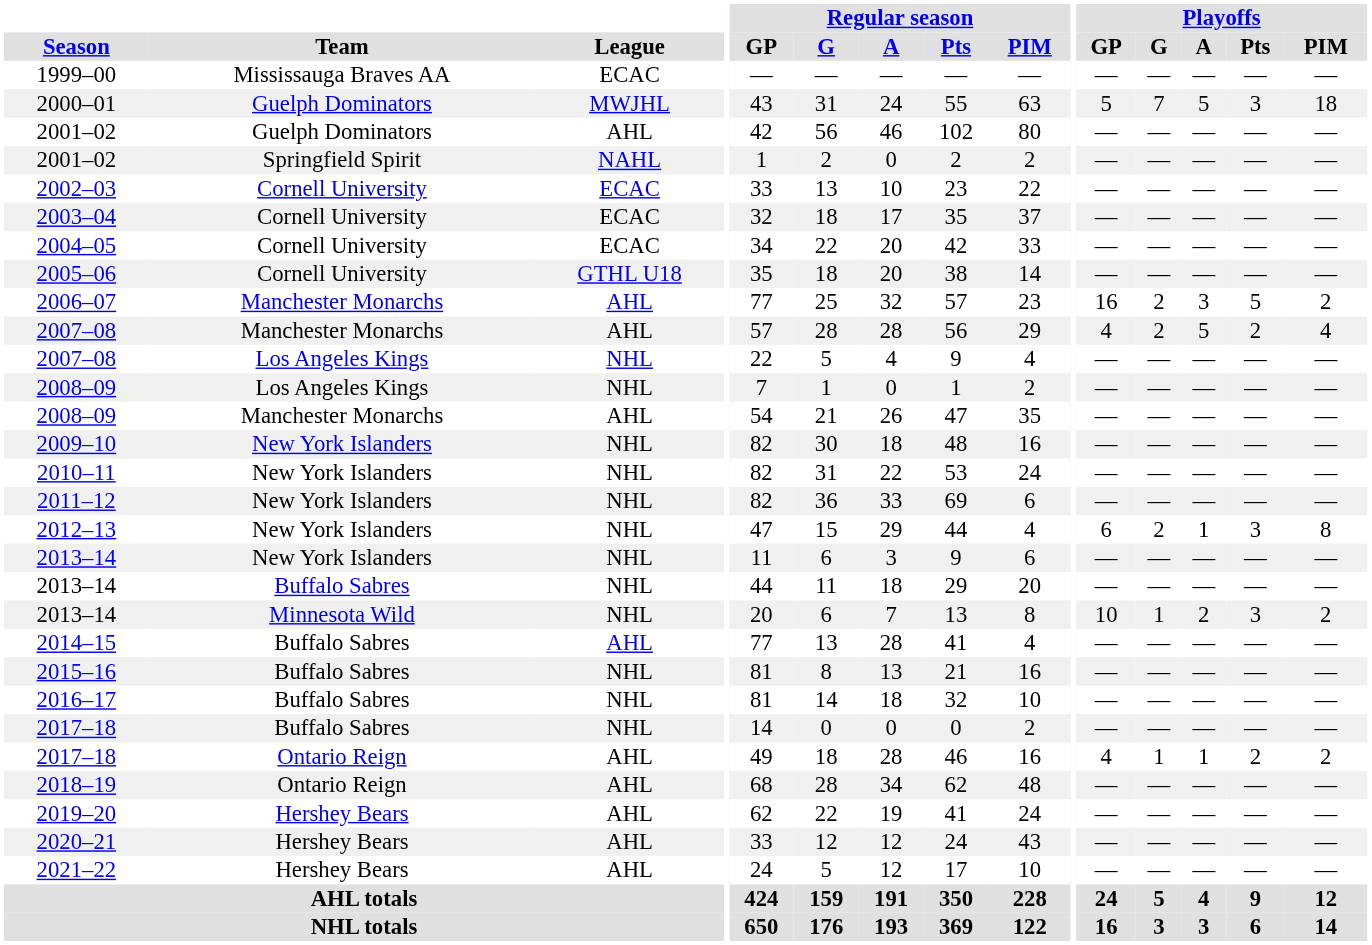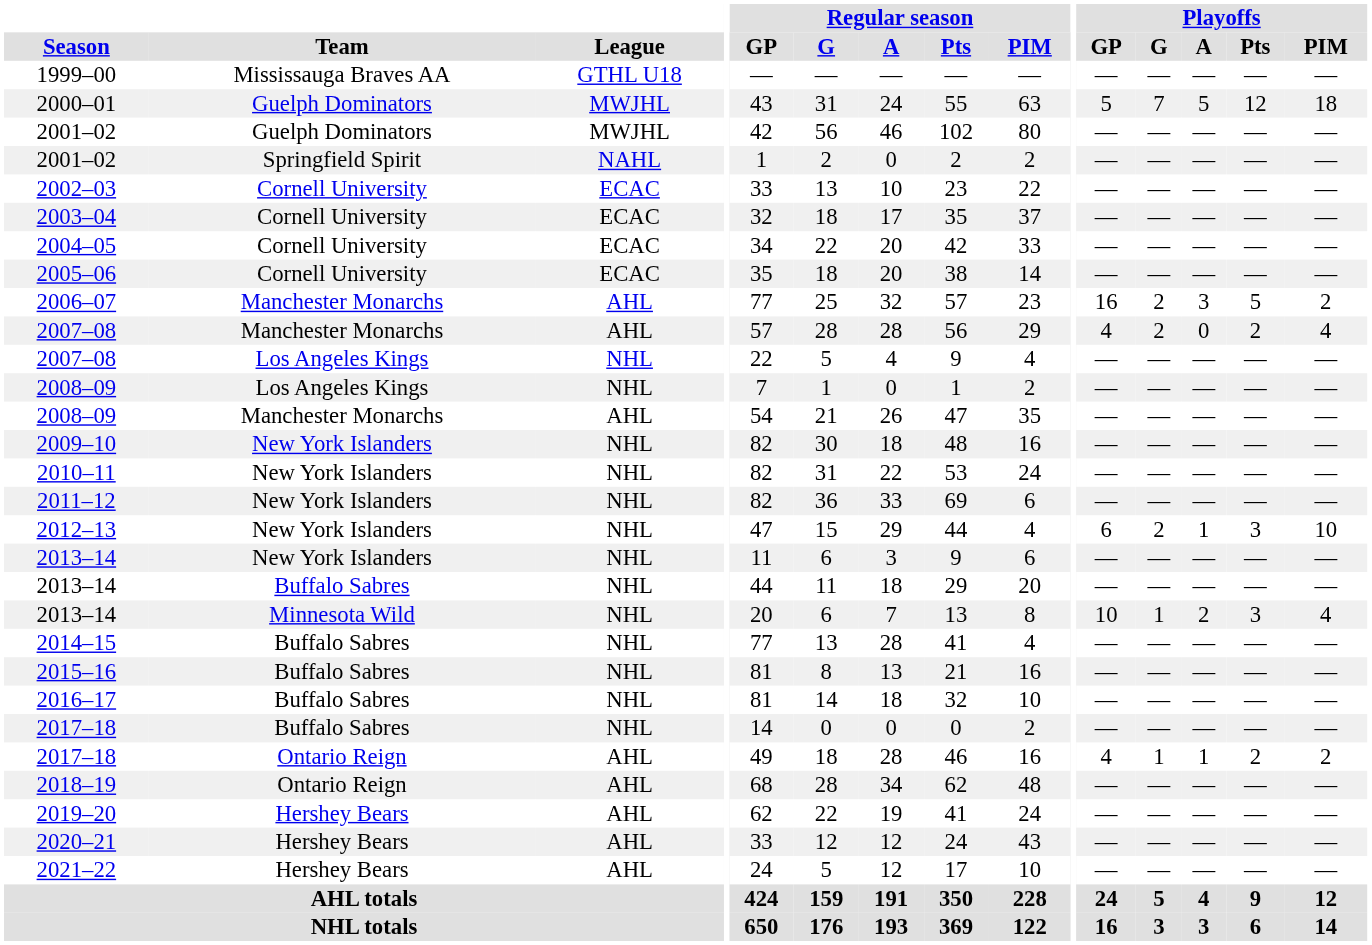(630, 74) ECAC -> (630, 74) GTHL U18
(1255, 103) 3 -> (1255, 103) 12
(630, 131) AHL -> (630, 131) MWJHL
(630, 273) GTHL U18 -> (630, 273) ECAC
(1204, 330) 5 -> (1204, 330) 0
(1326, 529) 8 -> (1326, 529) 10
(1326, 614) 2 -> (1326, 614) 4
(630, 642) AHL -> (630, 642) NHL
